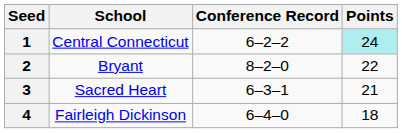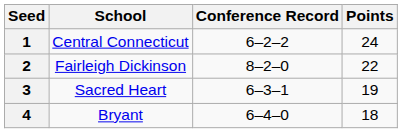(370, 41) paleturquoise background -> (370, 41) no background
(120, 66) Bryant -> (120, 66) Fairleigh Dickinson
(370, 90) 21 -> (370, 90) 19
(120, 115) Fairleigh Dickinson -> (120, 115) Bryant
